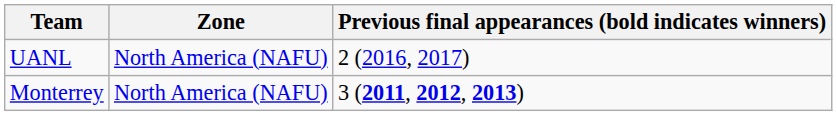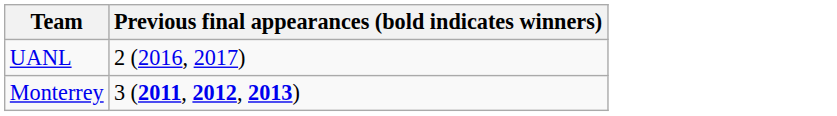- column: (221, 22)
